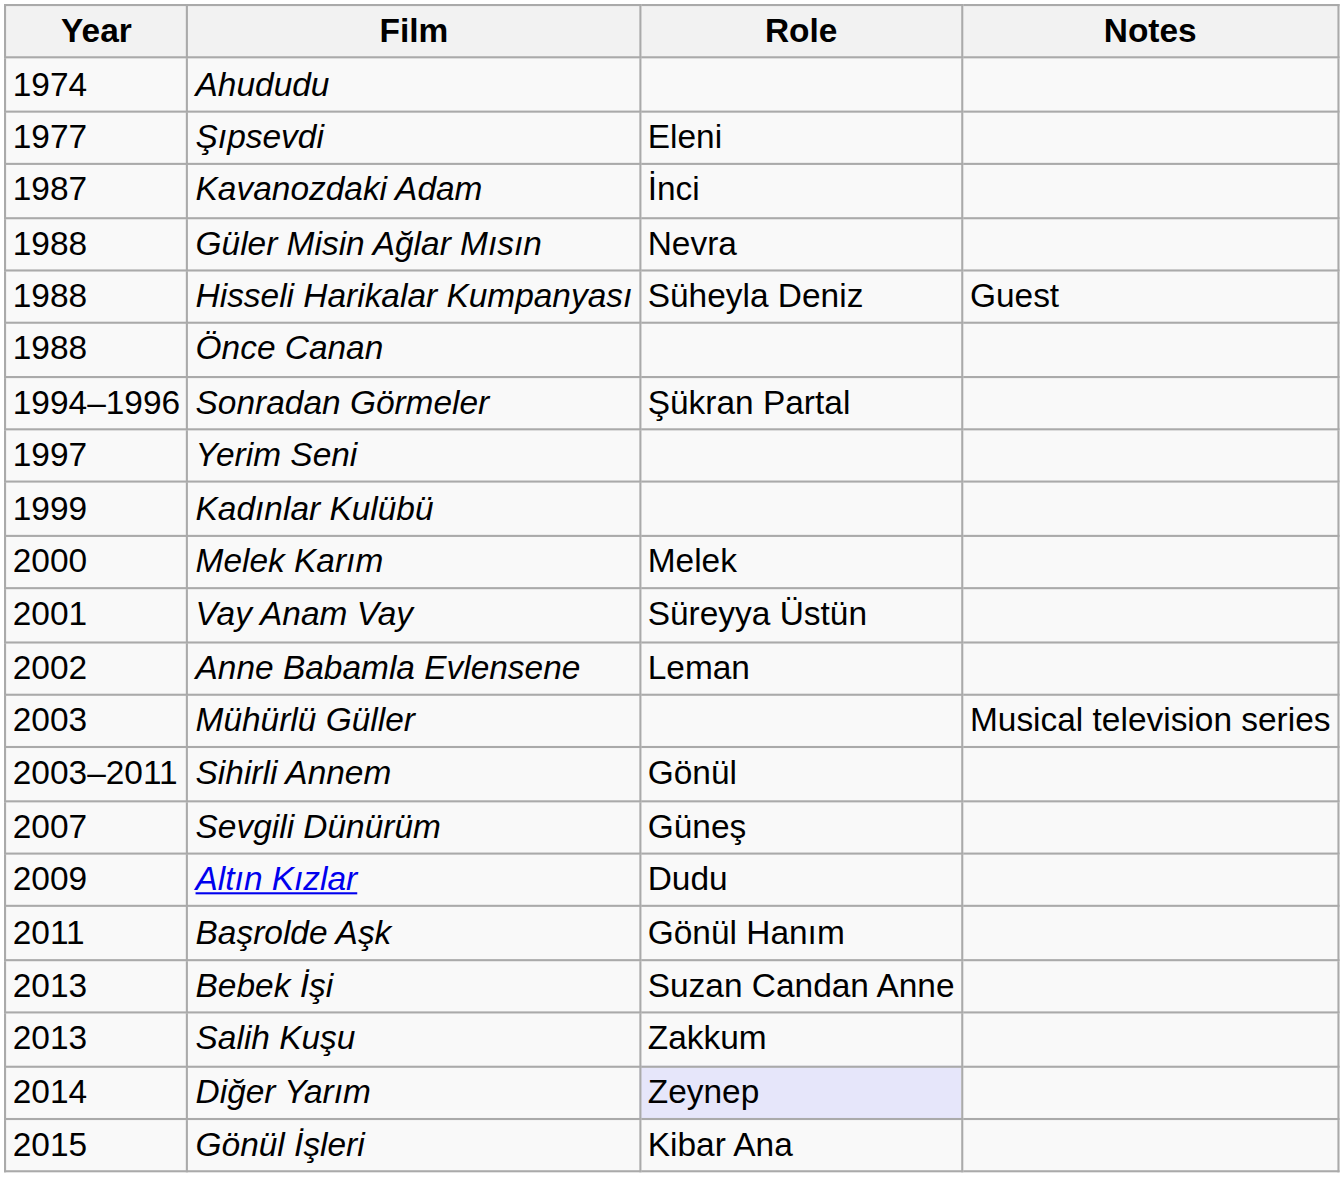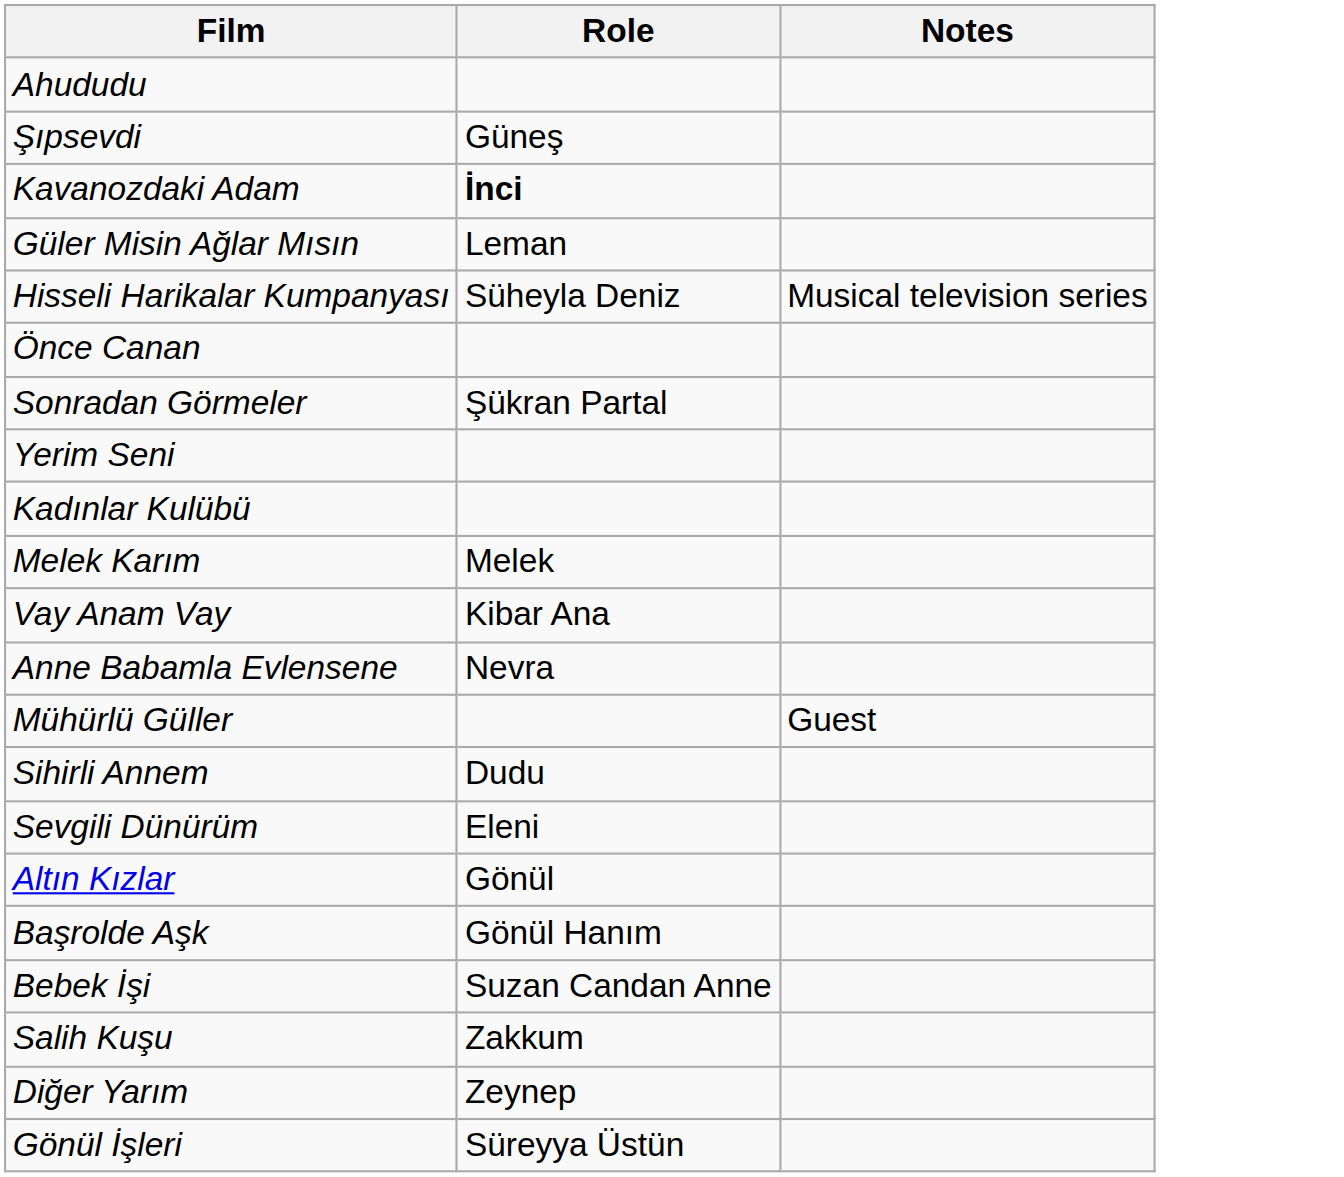- column: (96, 31)
(685, 137) Eleni -> (514, 137) Güneş
(674, 190) normal -> (494, 190) bold
(692, 243) Nevra -> (516, 243) Leman
(1015, 296) Guest -> (967, 296) Musical television series
(757, 614) Süreyya Üstün -> (537, 614) Kibar Ana
(699, 667) Leman -> (510, 667) Nevra
(1150, 720) Musical television series -> (832, 720) Guest
(692, 773) Gönül -> (505, 773) Dudu
(697, 826) Güneş -> (502, 826) Eleni
(688, 879) Dudu -> (510, 879) Gönül
(703, 1091) lavender background -> (521, 1091) no background
(720, 1144) Kibar Ana -> (575, 1144) Süreyya Üstün
